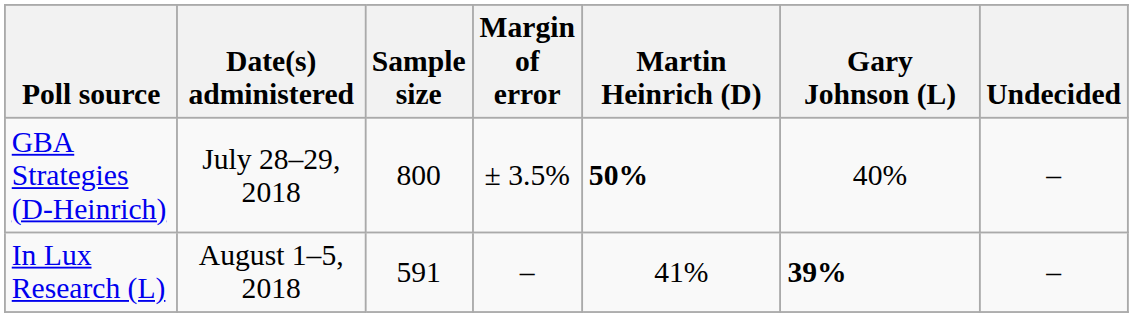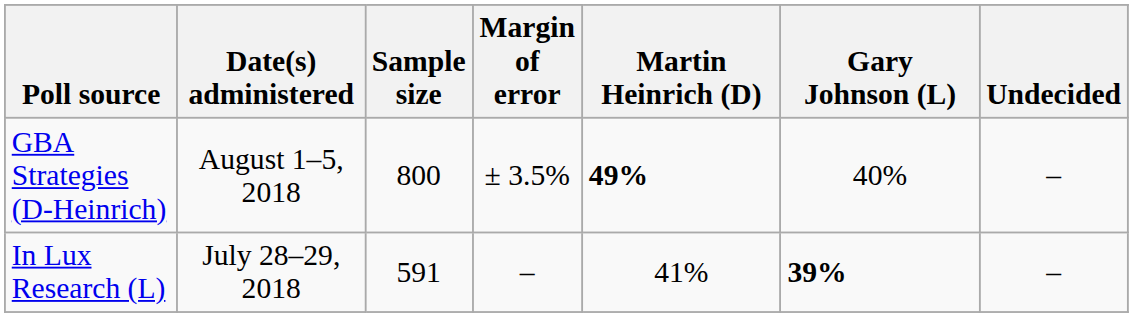(271, 174) July 28–29, 2018 -> (271, 174) August 1–5, 2018
(618, 174) 50% -> (618, 174) 49%
(271, 271) August 1–5, 2018 -> (271, 271) July 28–29, 2018
